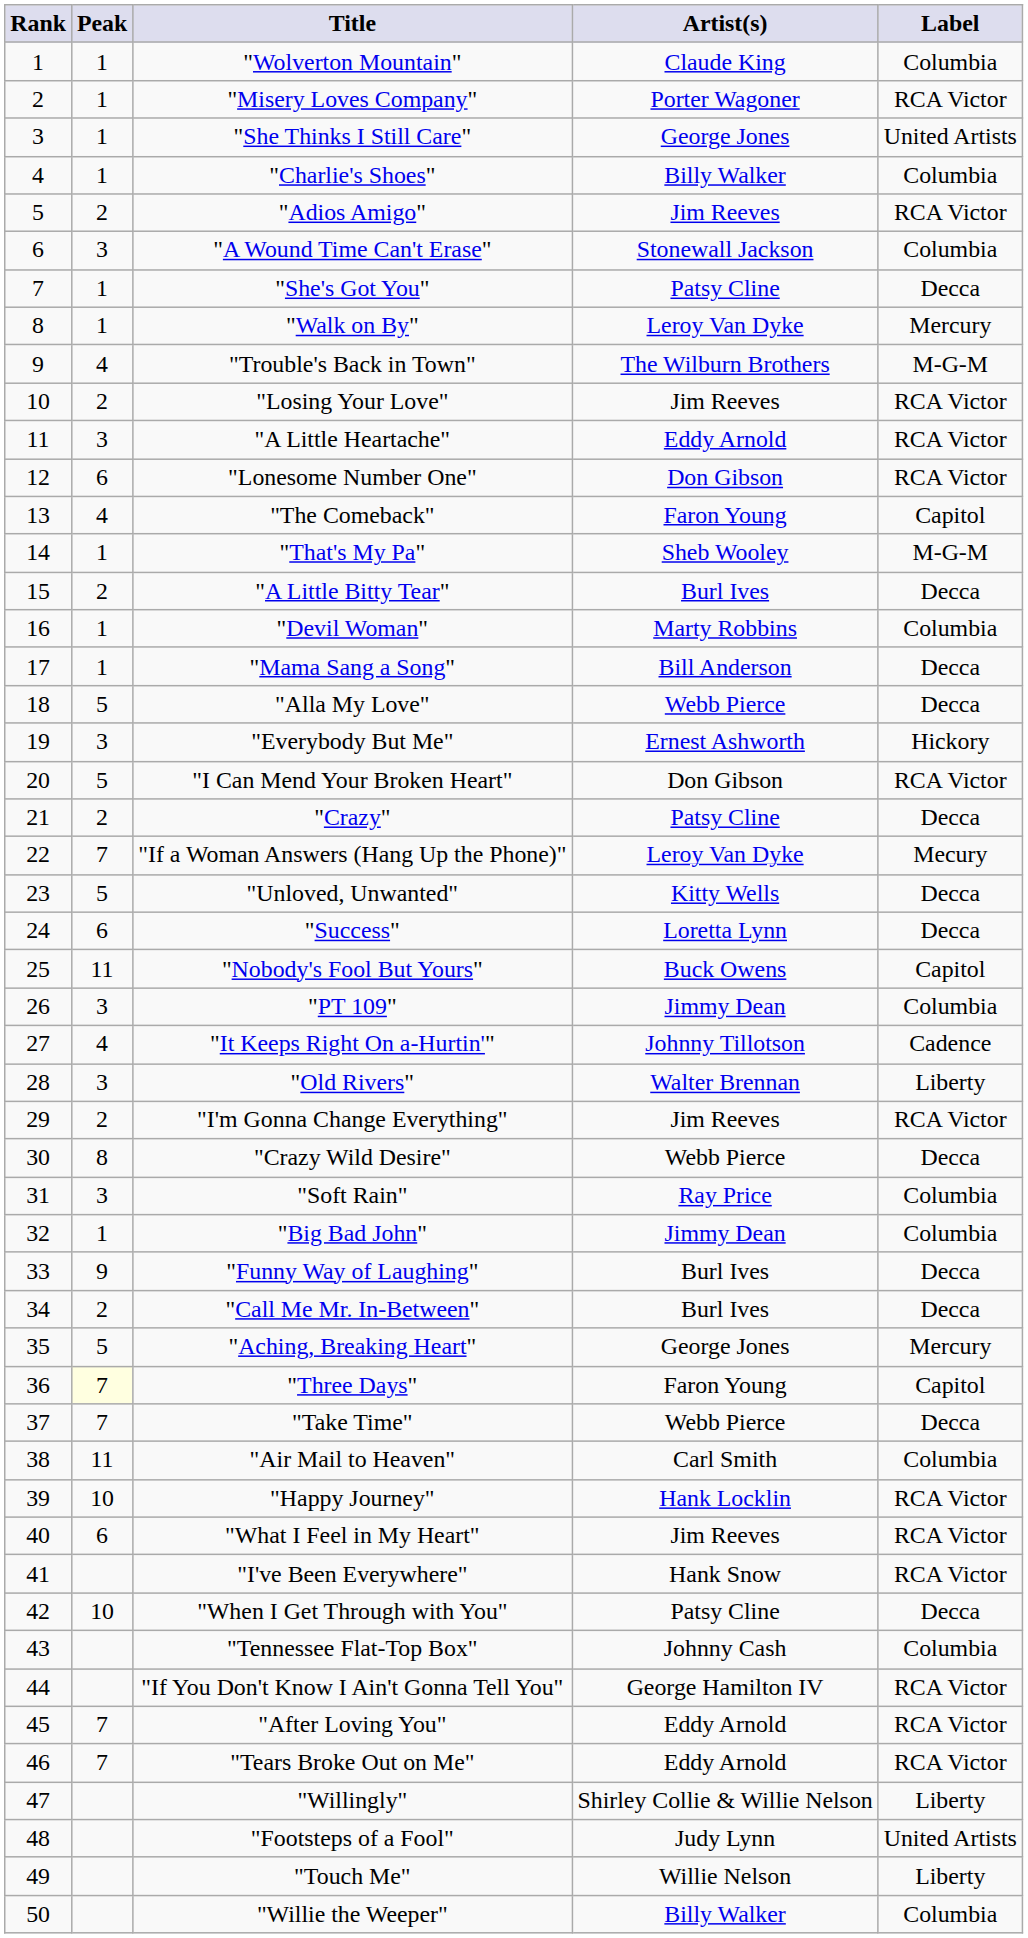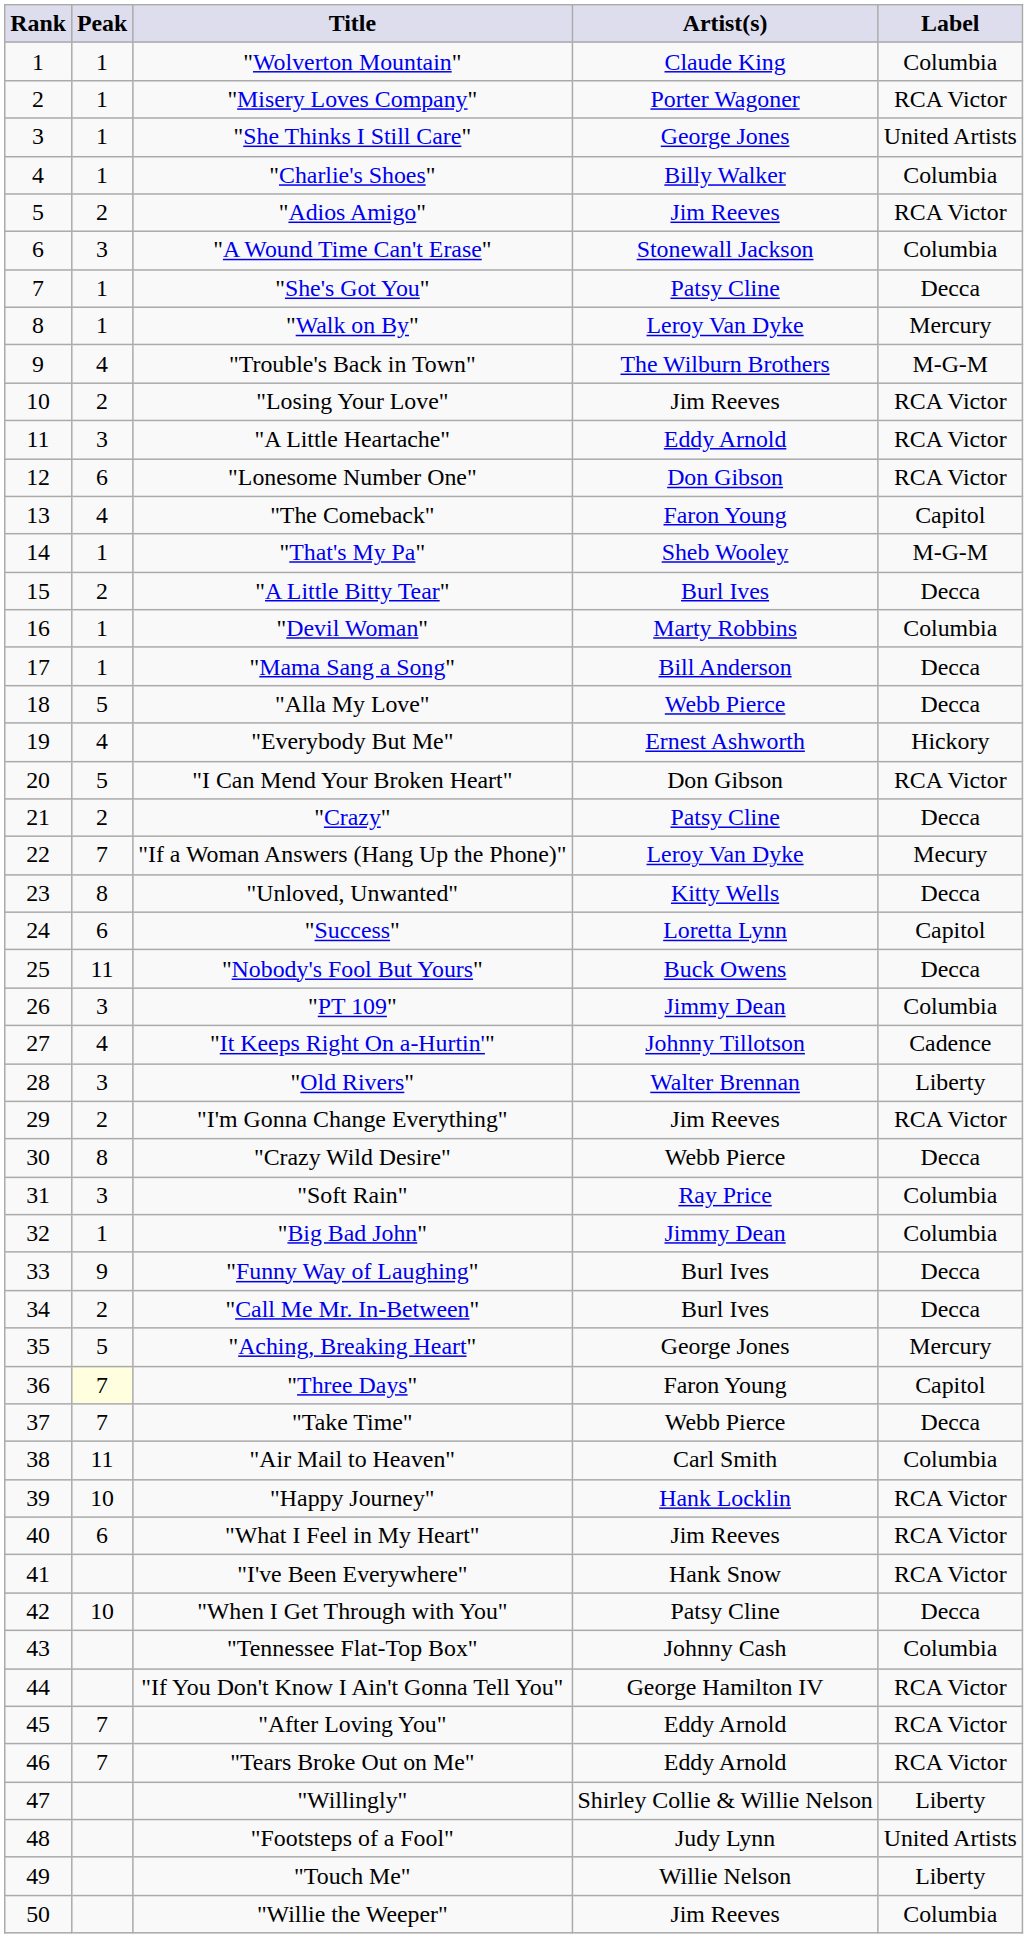(102, 741) 3 -> (102, 741) 4
(102, 893) 5 -> (102, 893) 8
(950, 930) Decca -> (950, 930) Capitol
(950, 968) Capitol -> (950, 968) Decca
(725, 1913) Billy Walker -> (725, 1913) Jim Reeves
